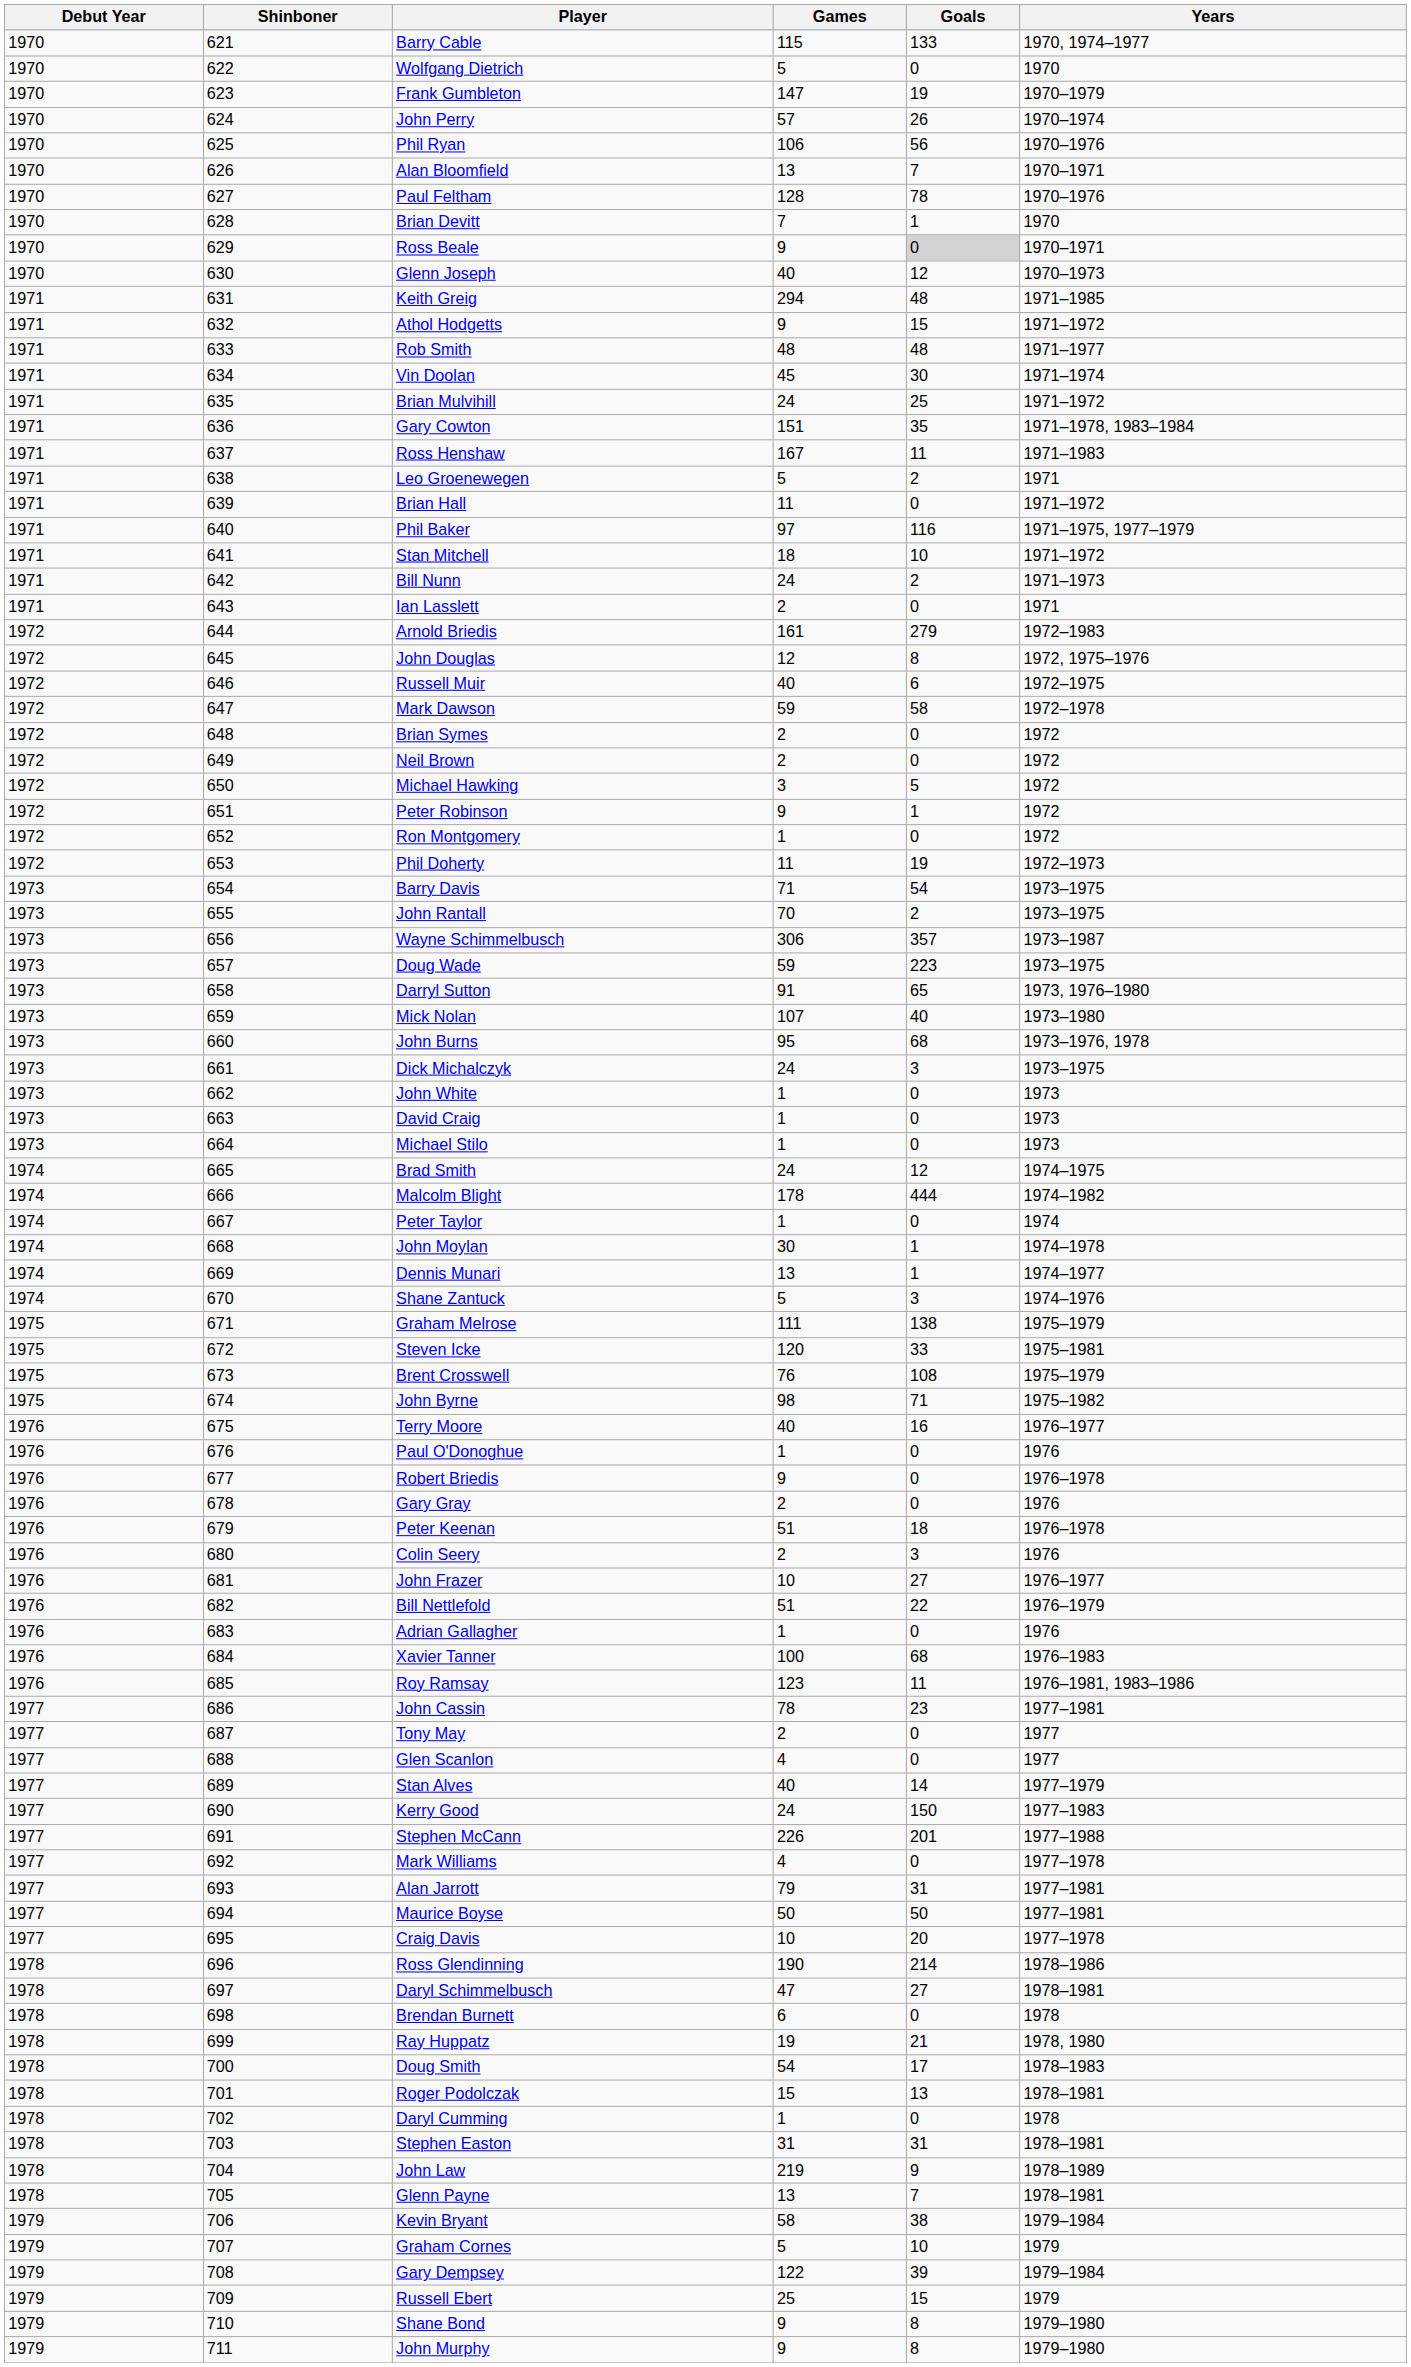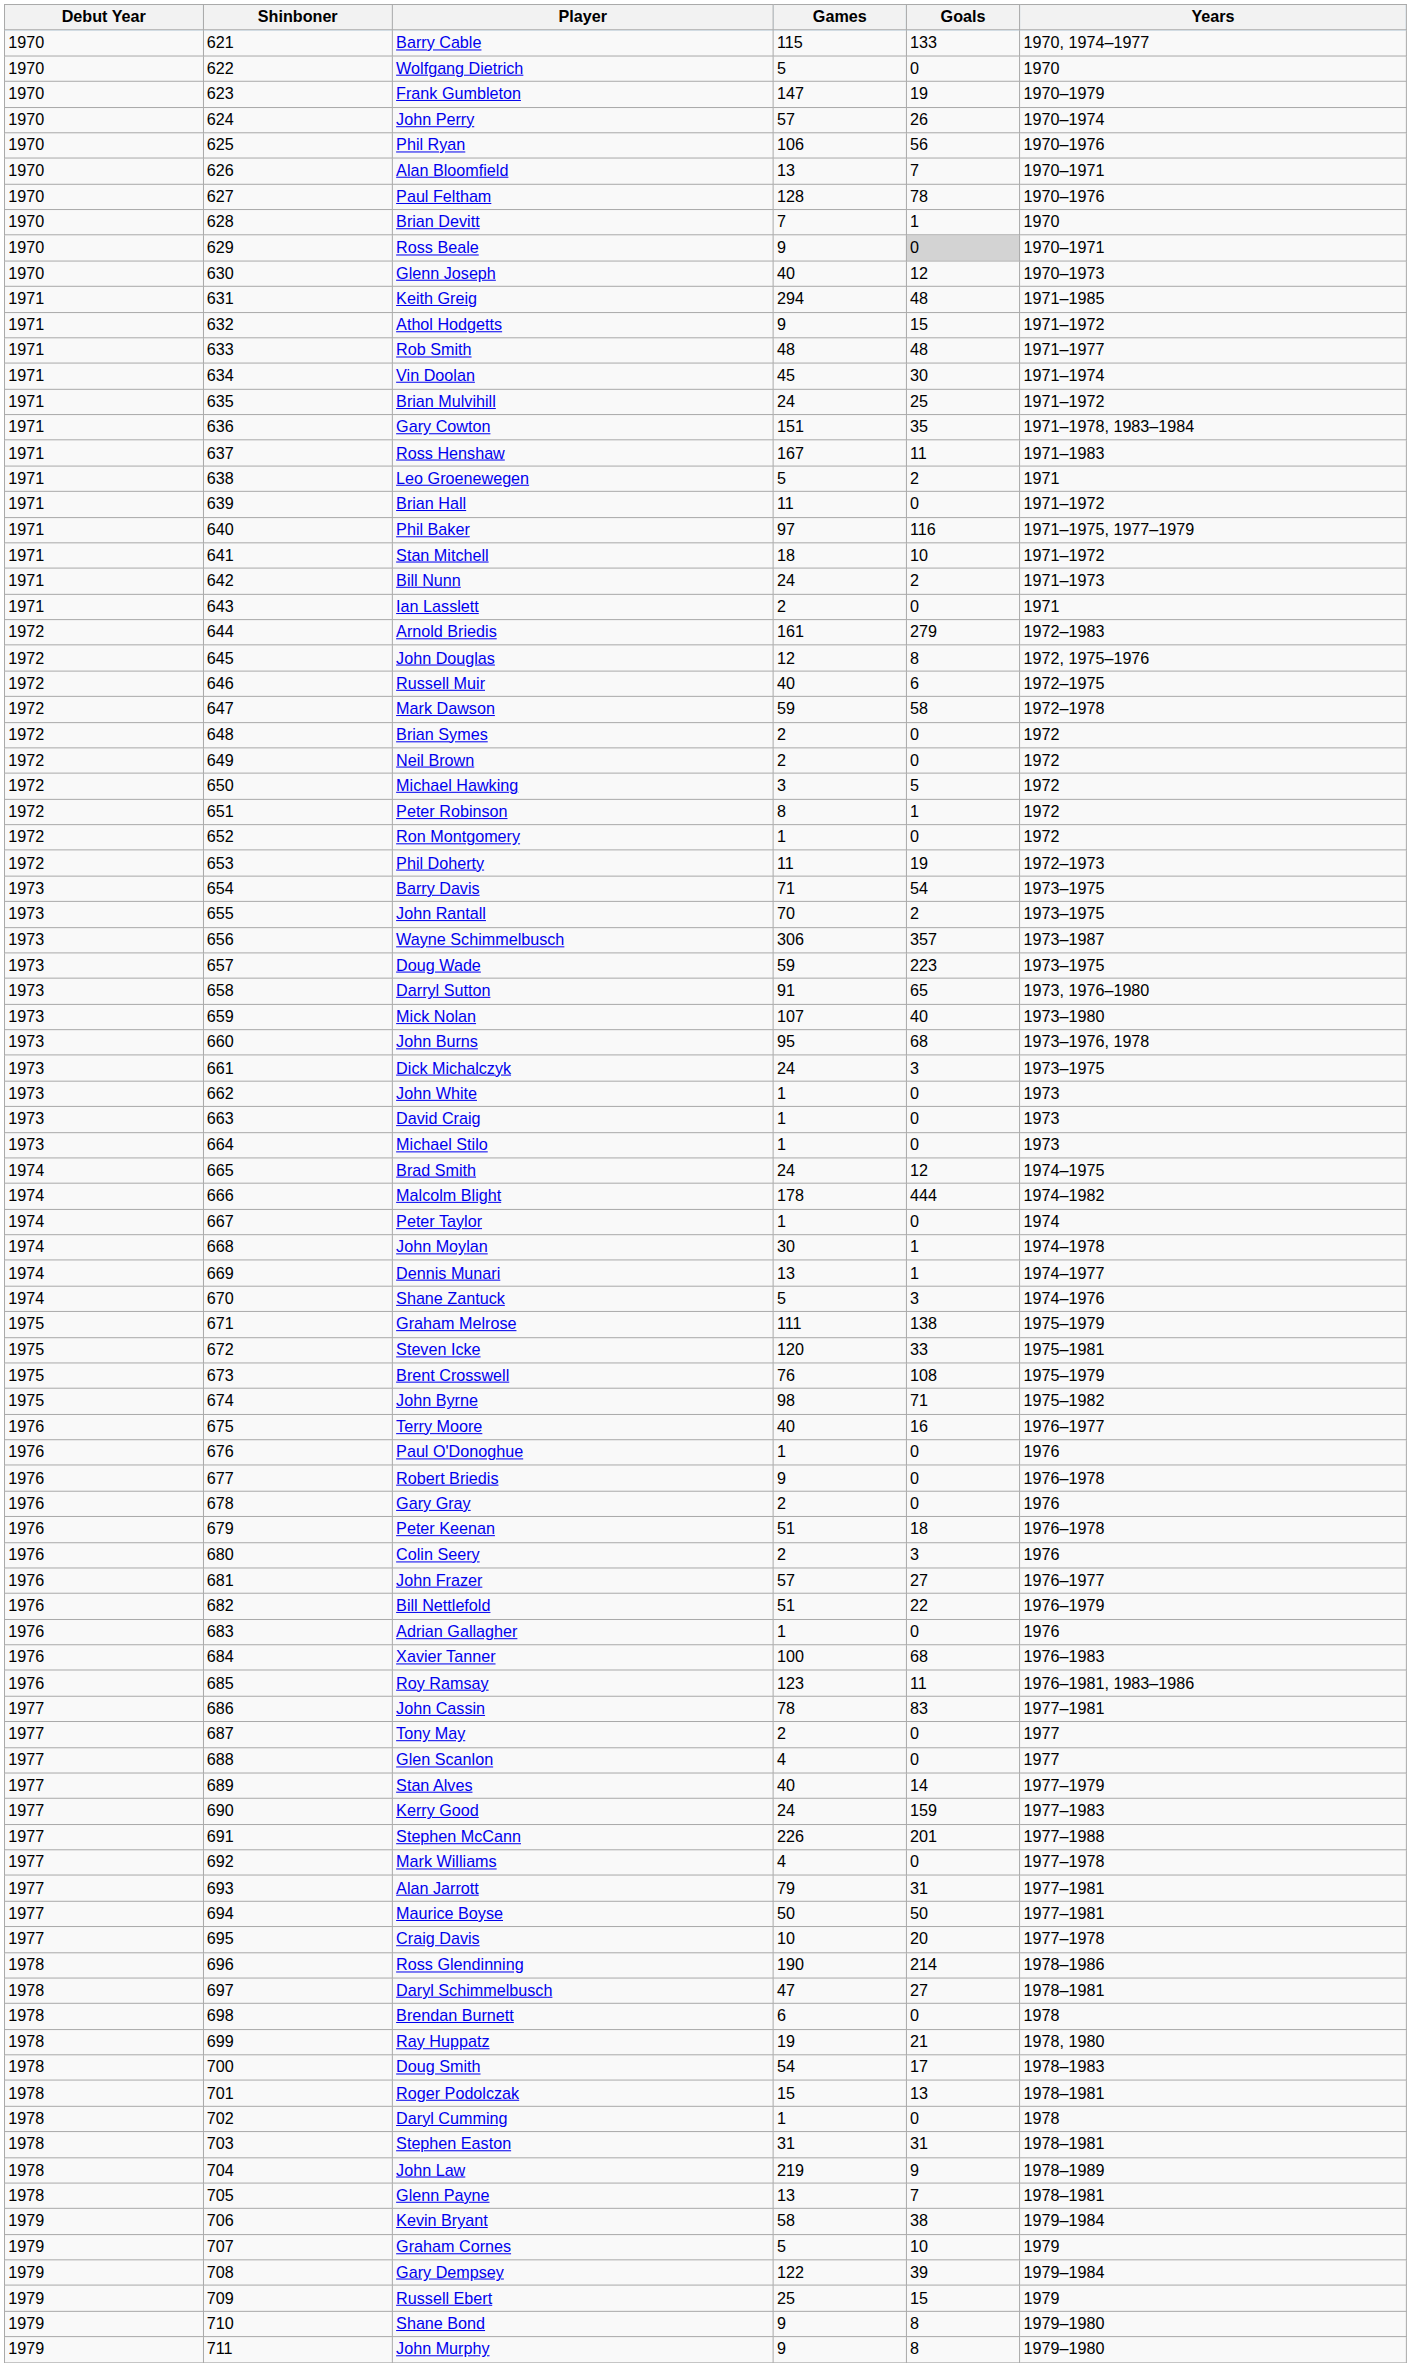(781, 811) 9 -> (781, 811) 8
(786, 1580) 10 -> (786, 1580) 57
(919, 1708) 23 -> (919, 1708) 83
(924, 1811) 150 -> (924, 1811) 159
